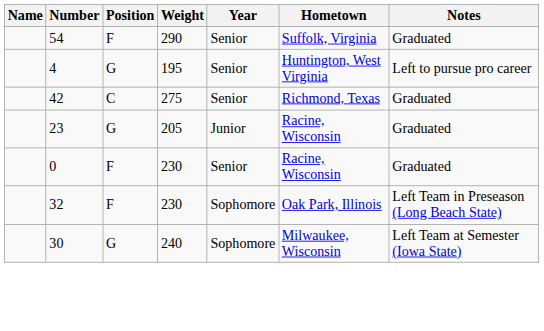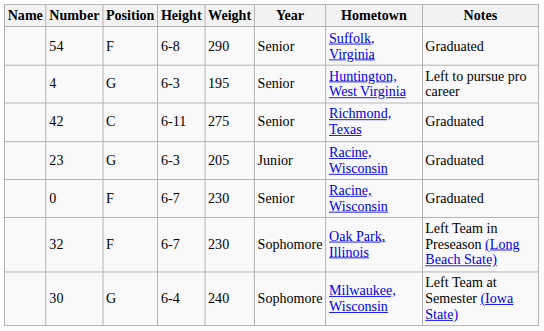+ column: (181, 15)
